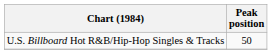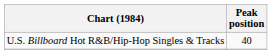(247, 40) 50 -> (247, 40) 40
